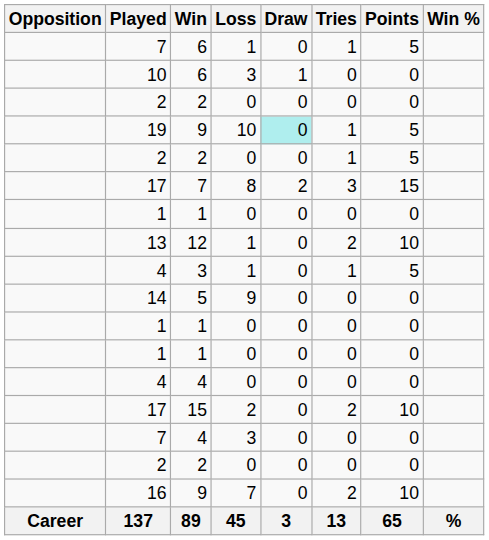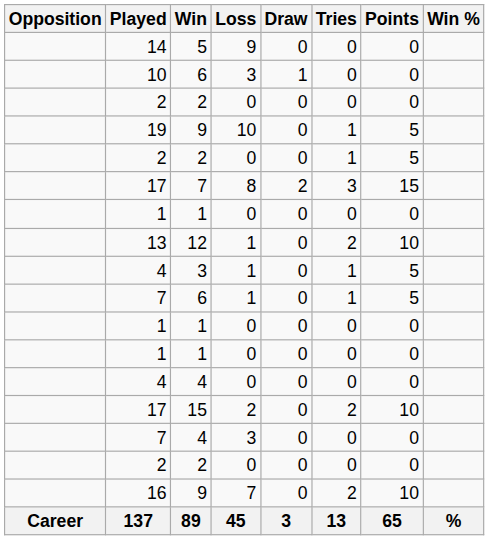rows swapped: (162, 47) <-> (157, 298)
(303, 130) paleturquoise background -> (303, 130) no background
